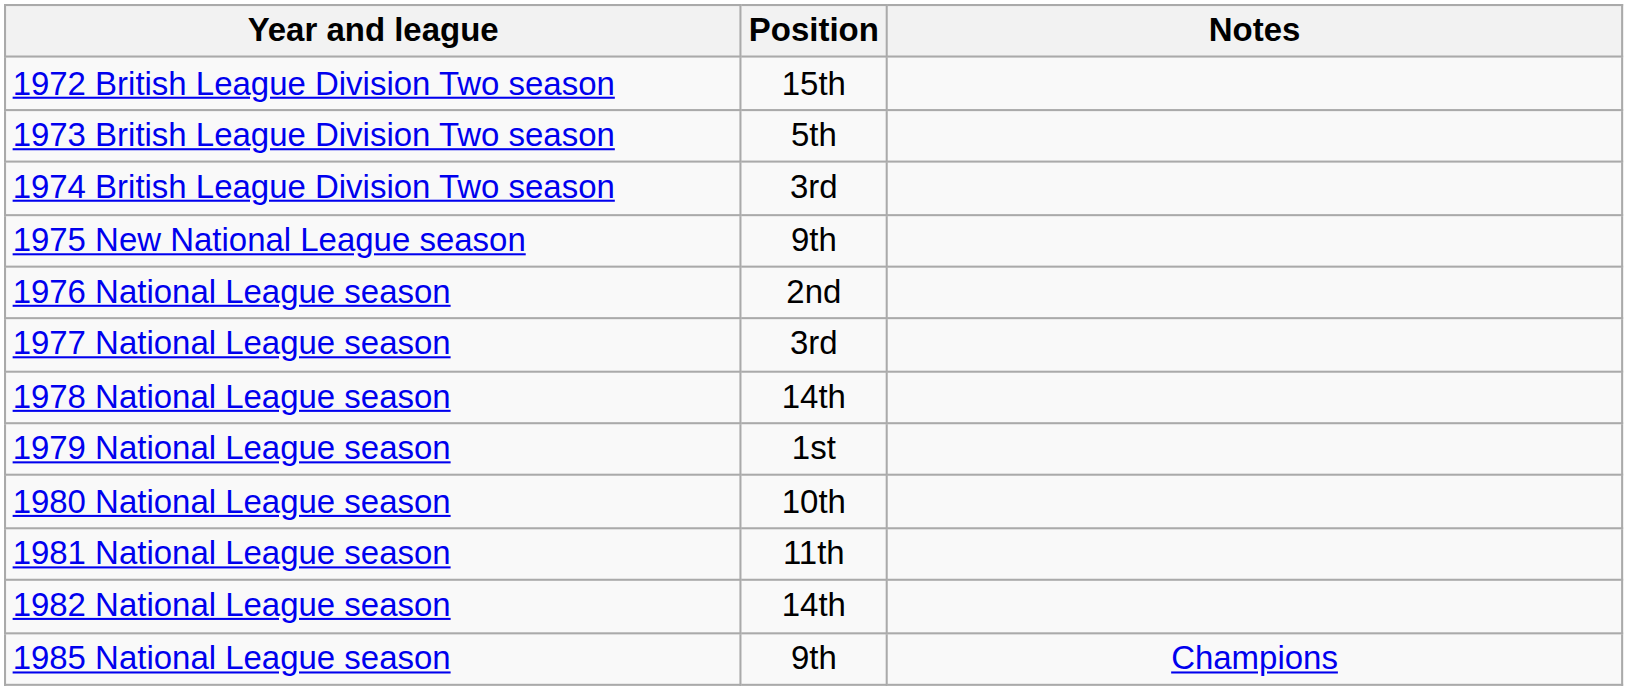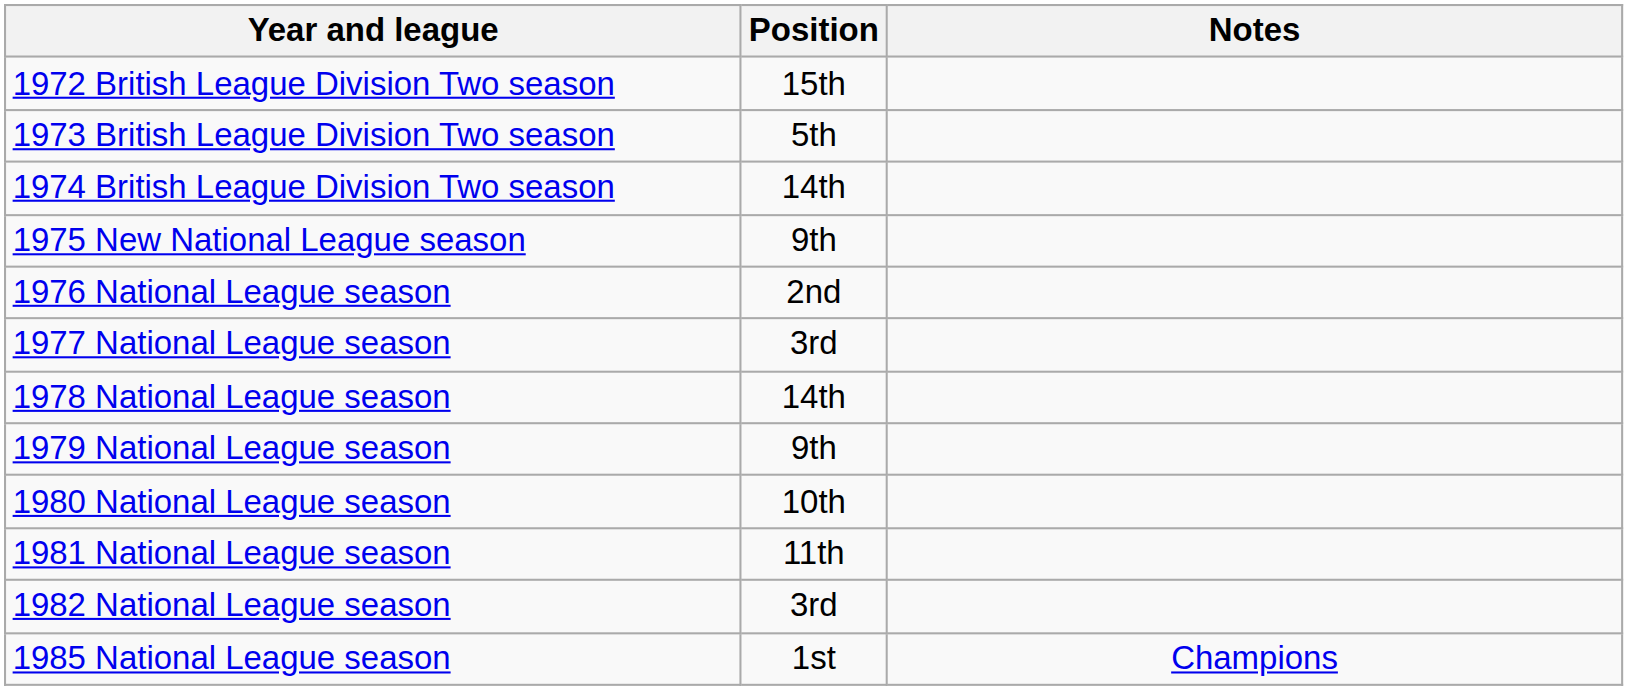(814, 187) 3rd -> (814, 187) 14th
(814, 448) 1st -> (814, 448) 9th
(814, 605) 14th -> (814, 605) 3rd
(814, 657) 9th -> (814, 657) 1st
